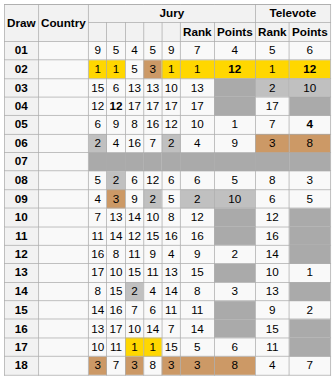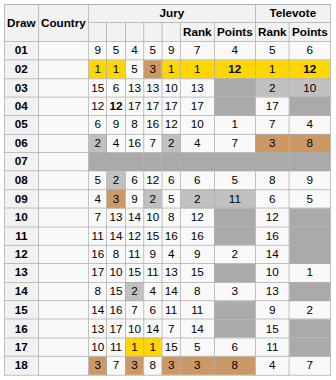(310, 124) bold -> (310, 124) normal
(235, 143) 9 -> (235, 143) 7
(310, 180) 3 -> (310, 180) 9
(235, 198) 10 -> (235, 198) 11
